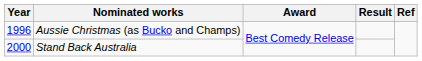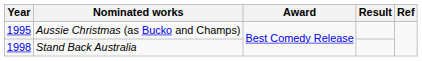(19, 30) 1996 -> (19, 30) 1995
(19, 47) 2000 -> (19, 47) 1998
